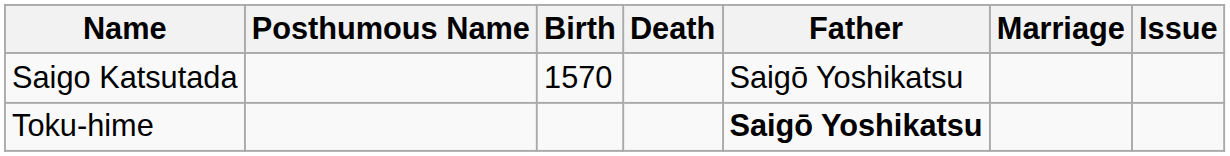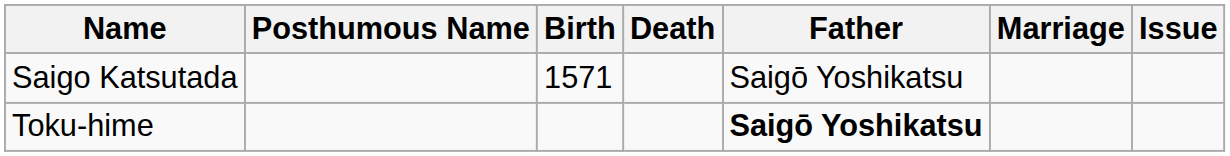(578, 77) 1570 -> (578, 77) 1571
